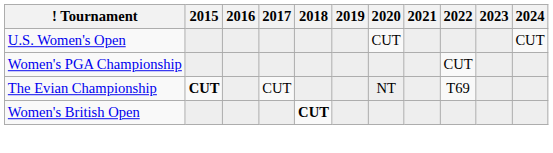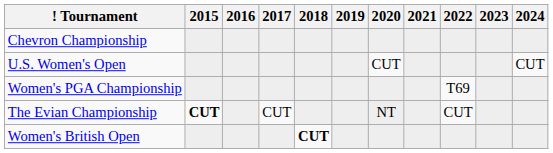+ row: (77, 40)
(458, 64) CUT -> (458, 88) T69
(458, 88) T69 -> (458, 112) CUT
